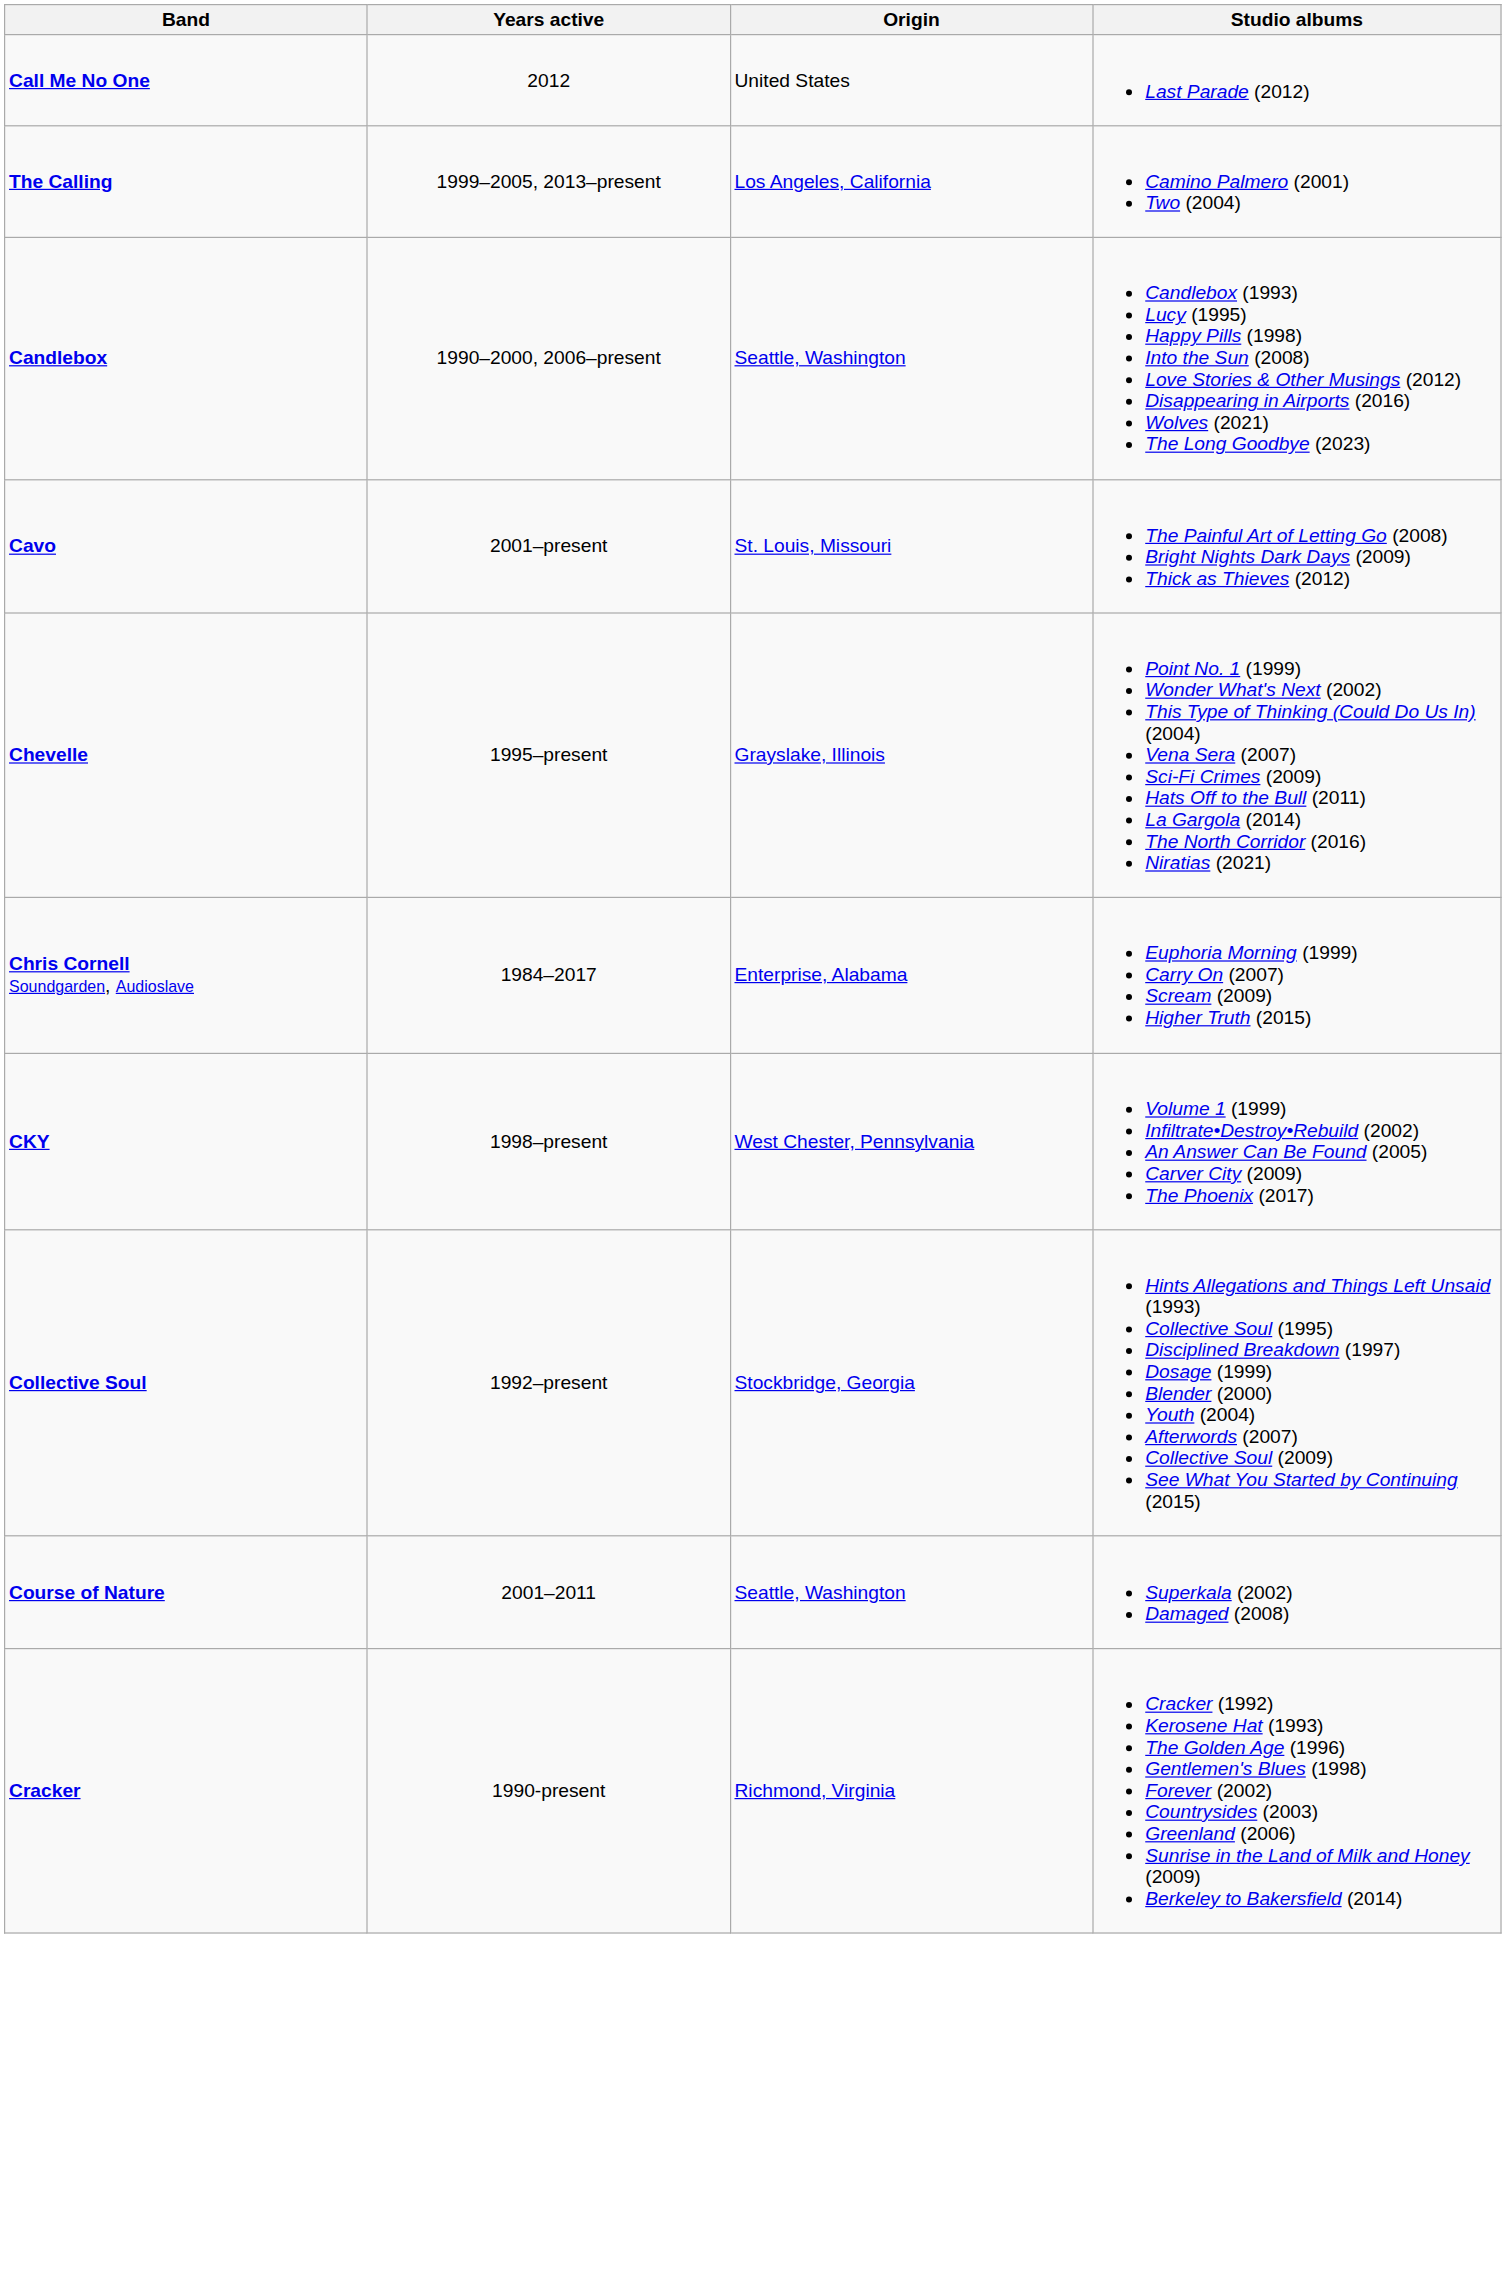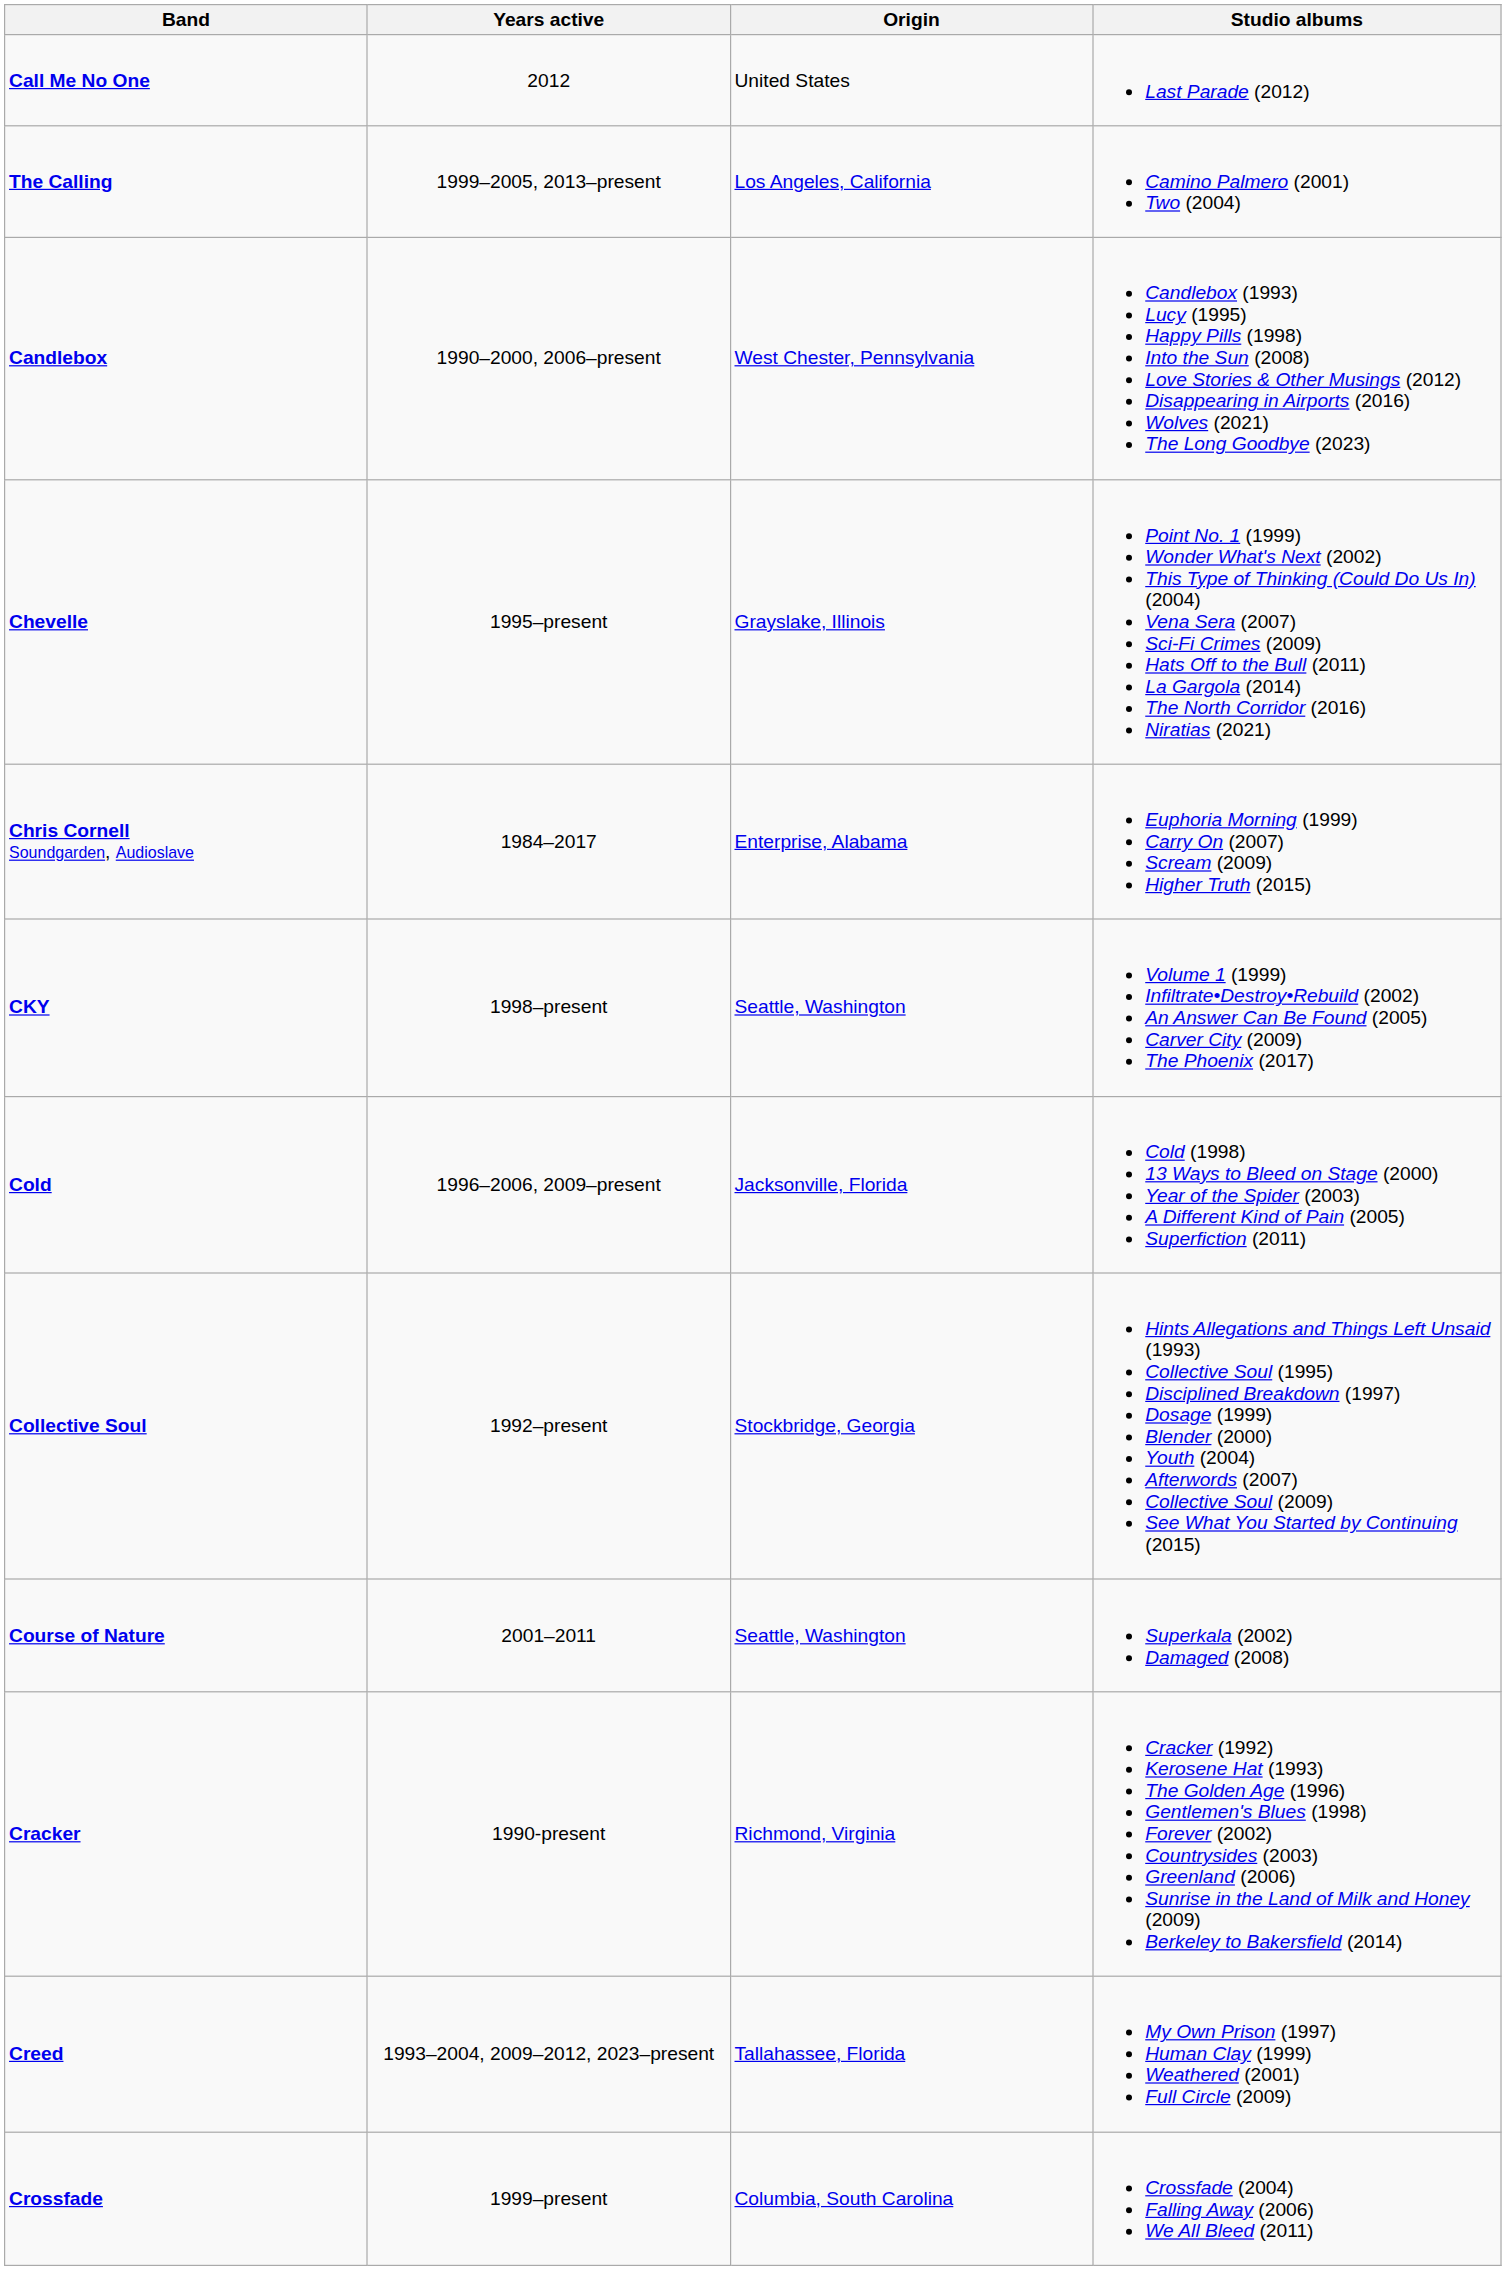(820, 358) Seattle, Washington -> (854, 358) West Chester, Pennsylvania
- row: (33, 545)
(854, 1141) West Chester, Pennsylvania -> (820, 1007) Seattle, Washington
+ row: (30, 1184)
+ row: (36, 2053)
+ row: (56, 2198)
